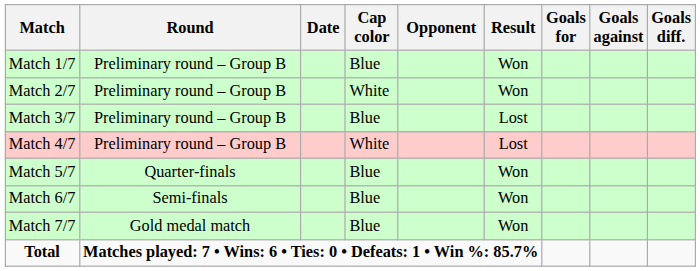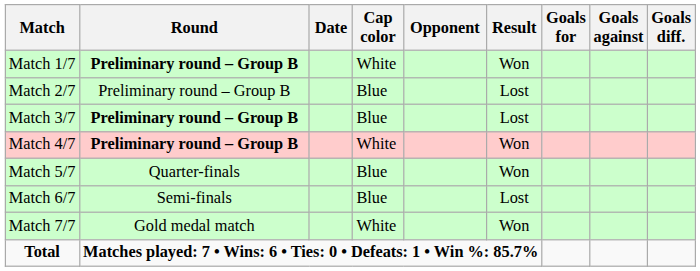(190, 63) normal -> (194, 63) bold
(365, 63) Blue -> (376, 63) White
(369, 90) White -> (372, 90) Blue
(513, 90) Won -> (514, 90) Lost
(190, 117) normal -> (194, 117) bold
(190, 144) normal -> (194, 144) bold
(513, 144) Lost -> (514, 144) Won
(513, 198) Won -> (514, 198) Lost
(365, 225) Blue -> (376, 225) White
